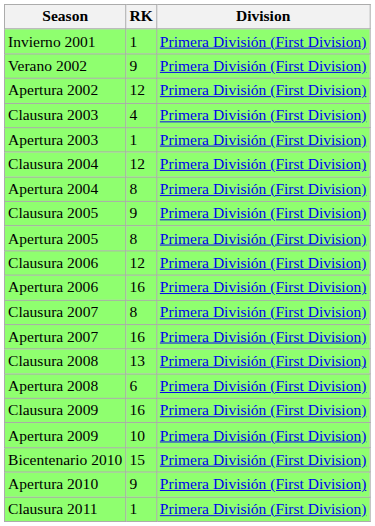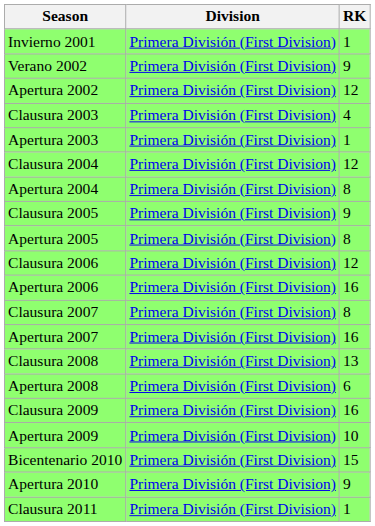columns swapped: (263, 16) <-> (141, 16)
